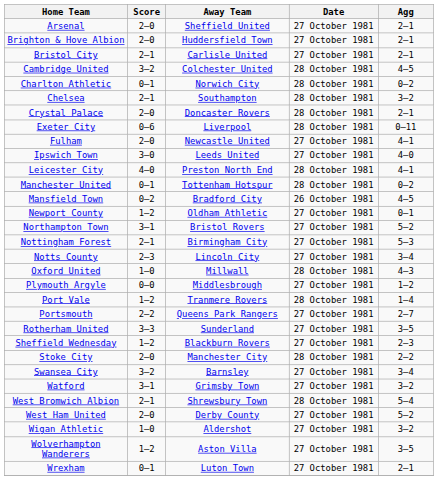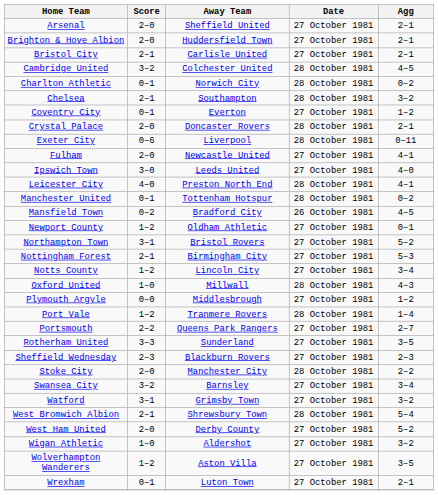+ row: (66, 112)
(147, 256) 2–3 -> (147, 271) 1–2
(147, 343) 1–2 -> (147, 357) 2–3
